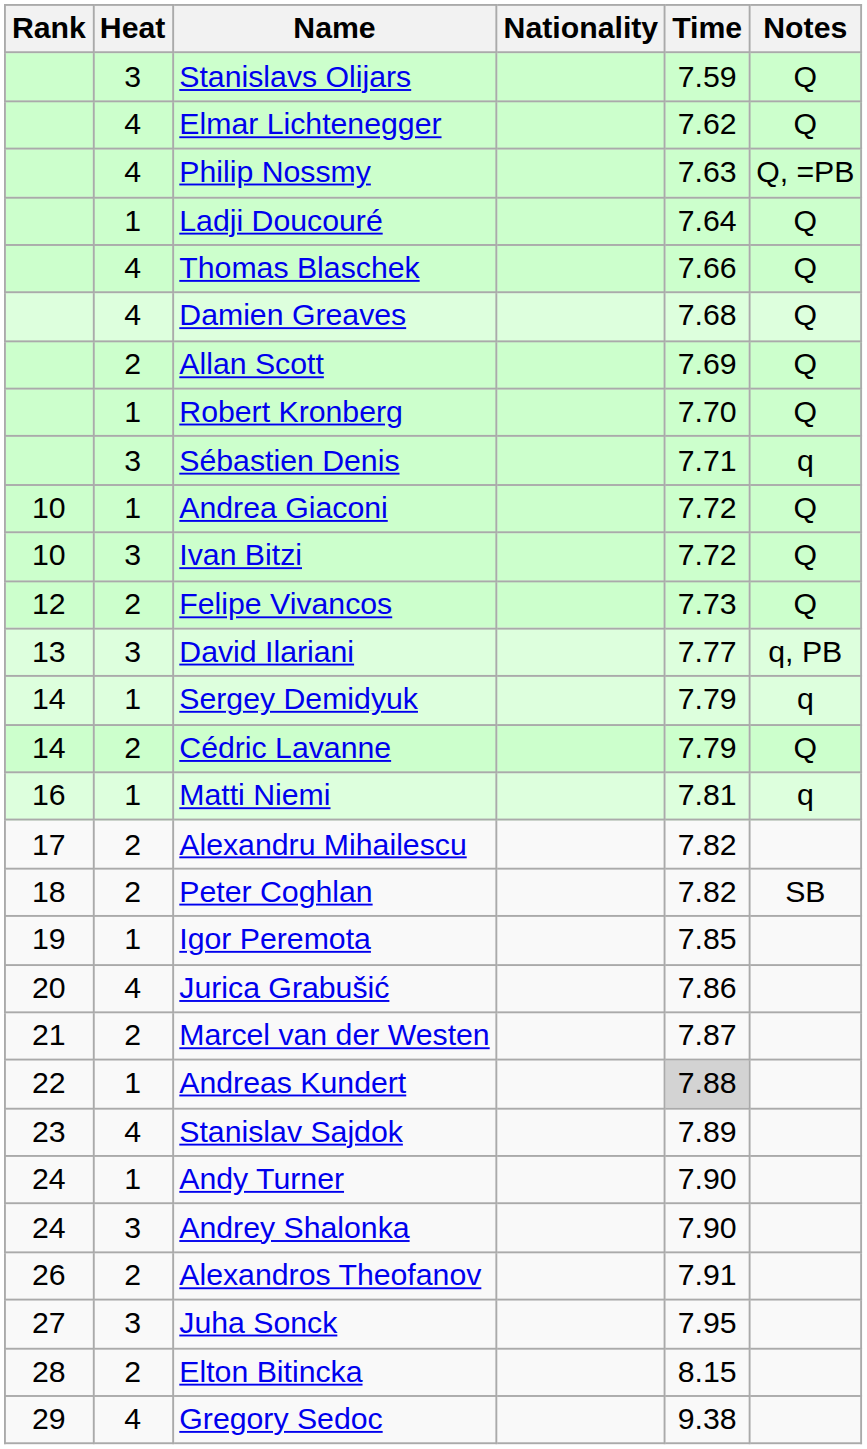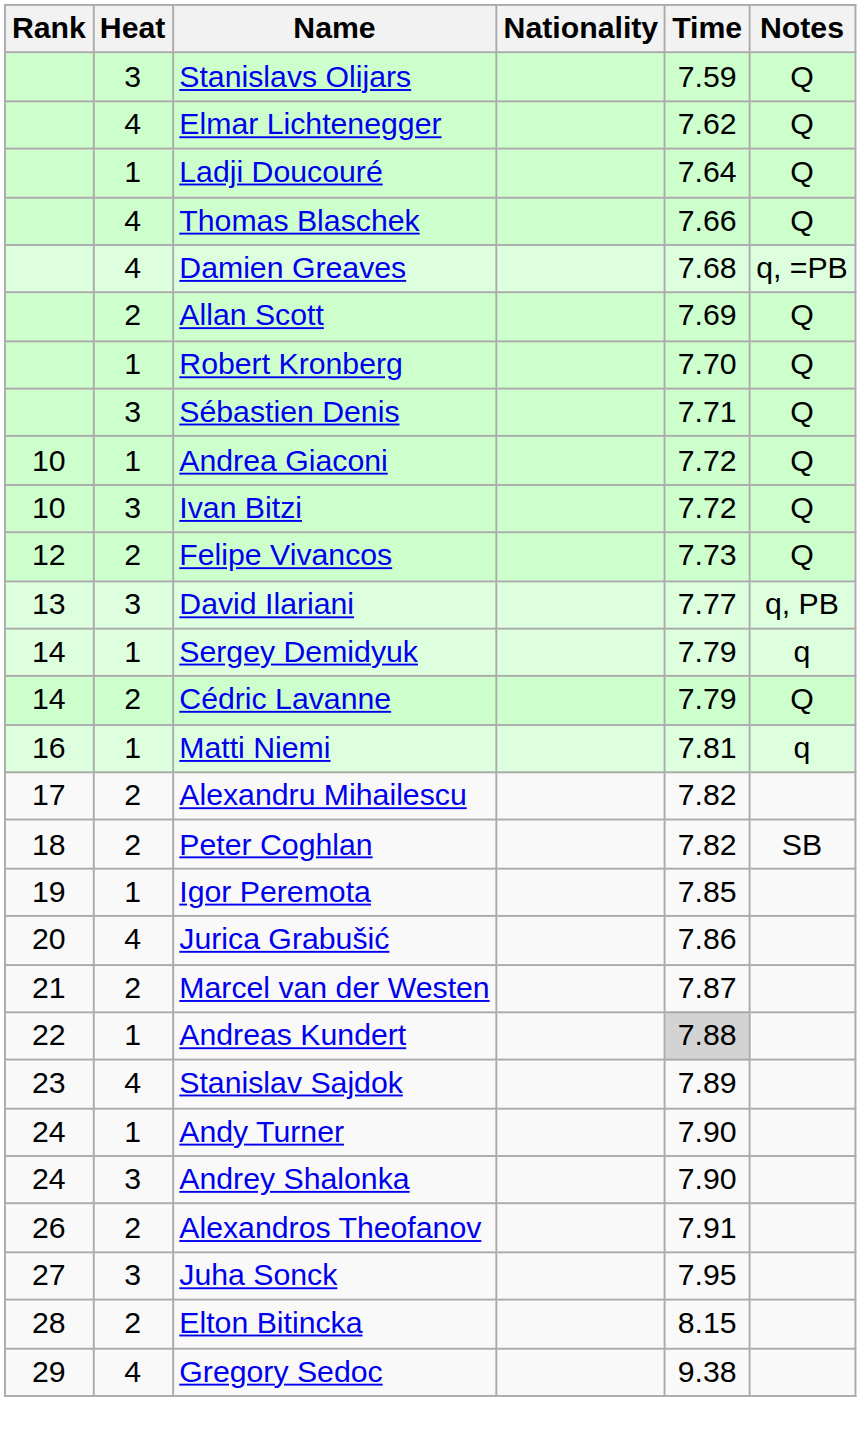- row: (275, 172)
(805, 316) Q -> (802, 268) q, =PB
(805, 460) q -> (802, 412) Q
